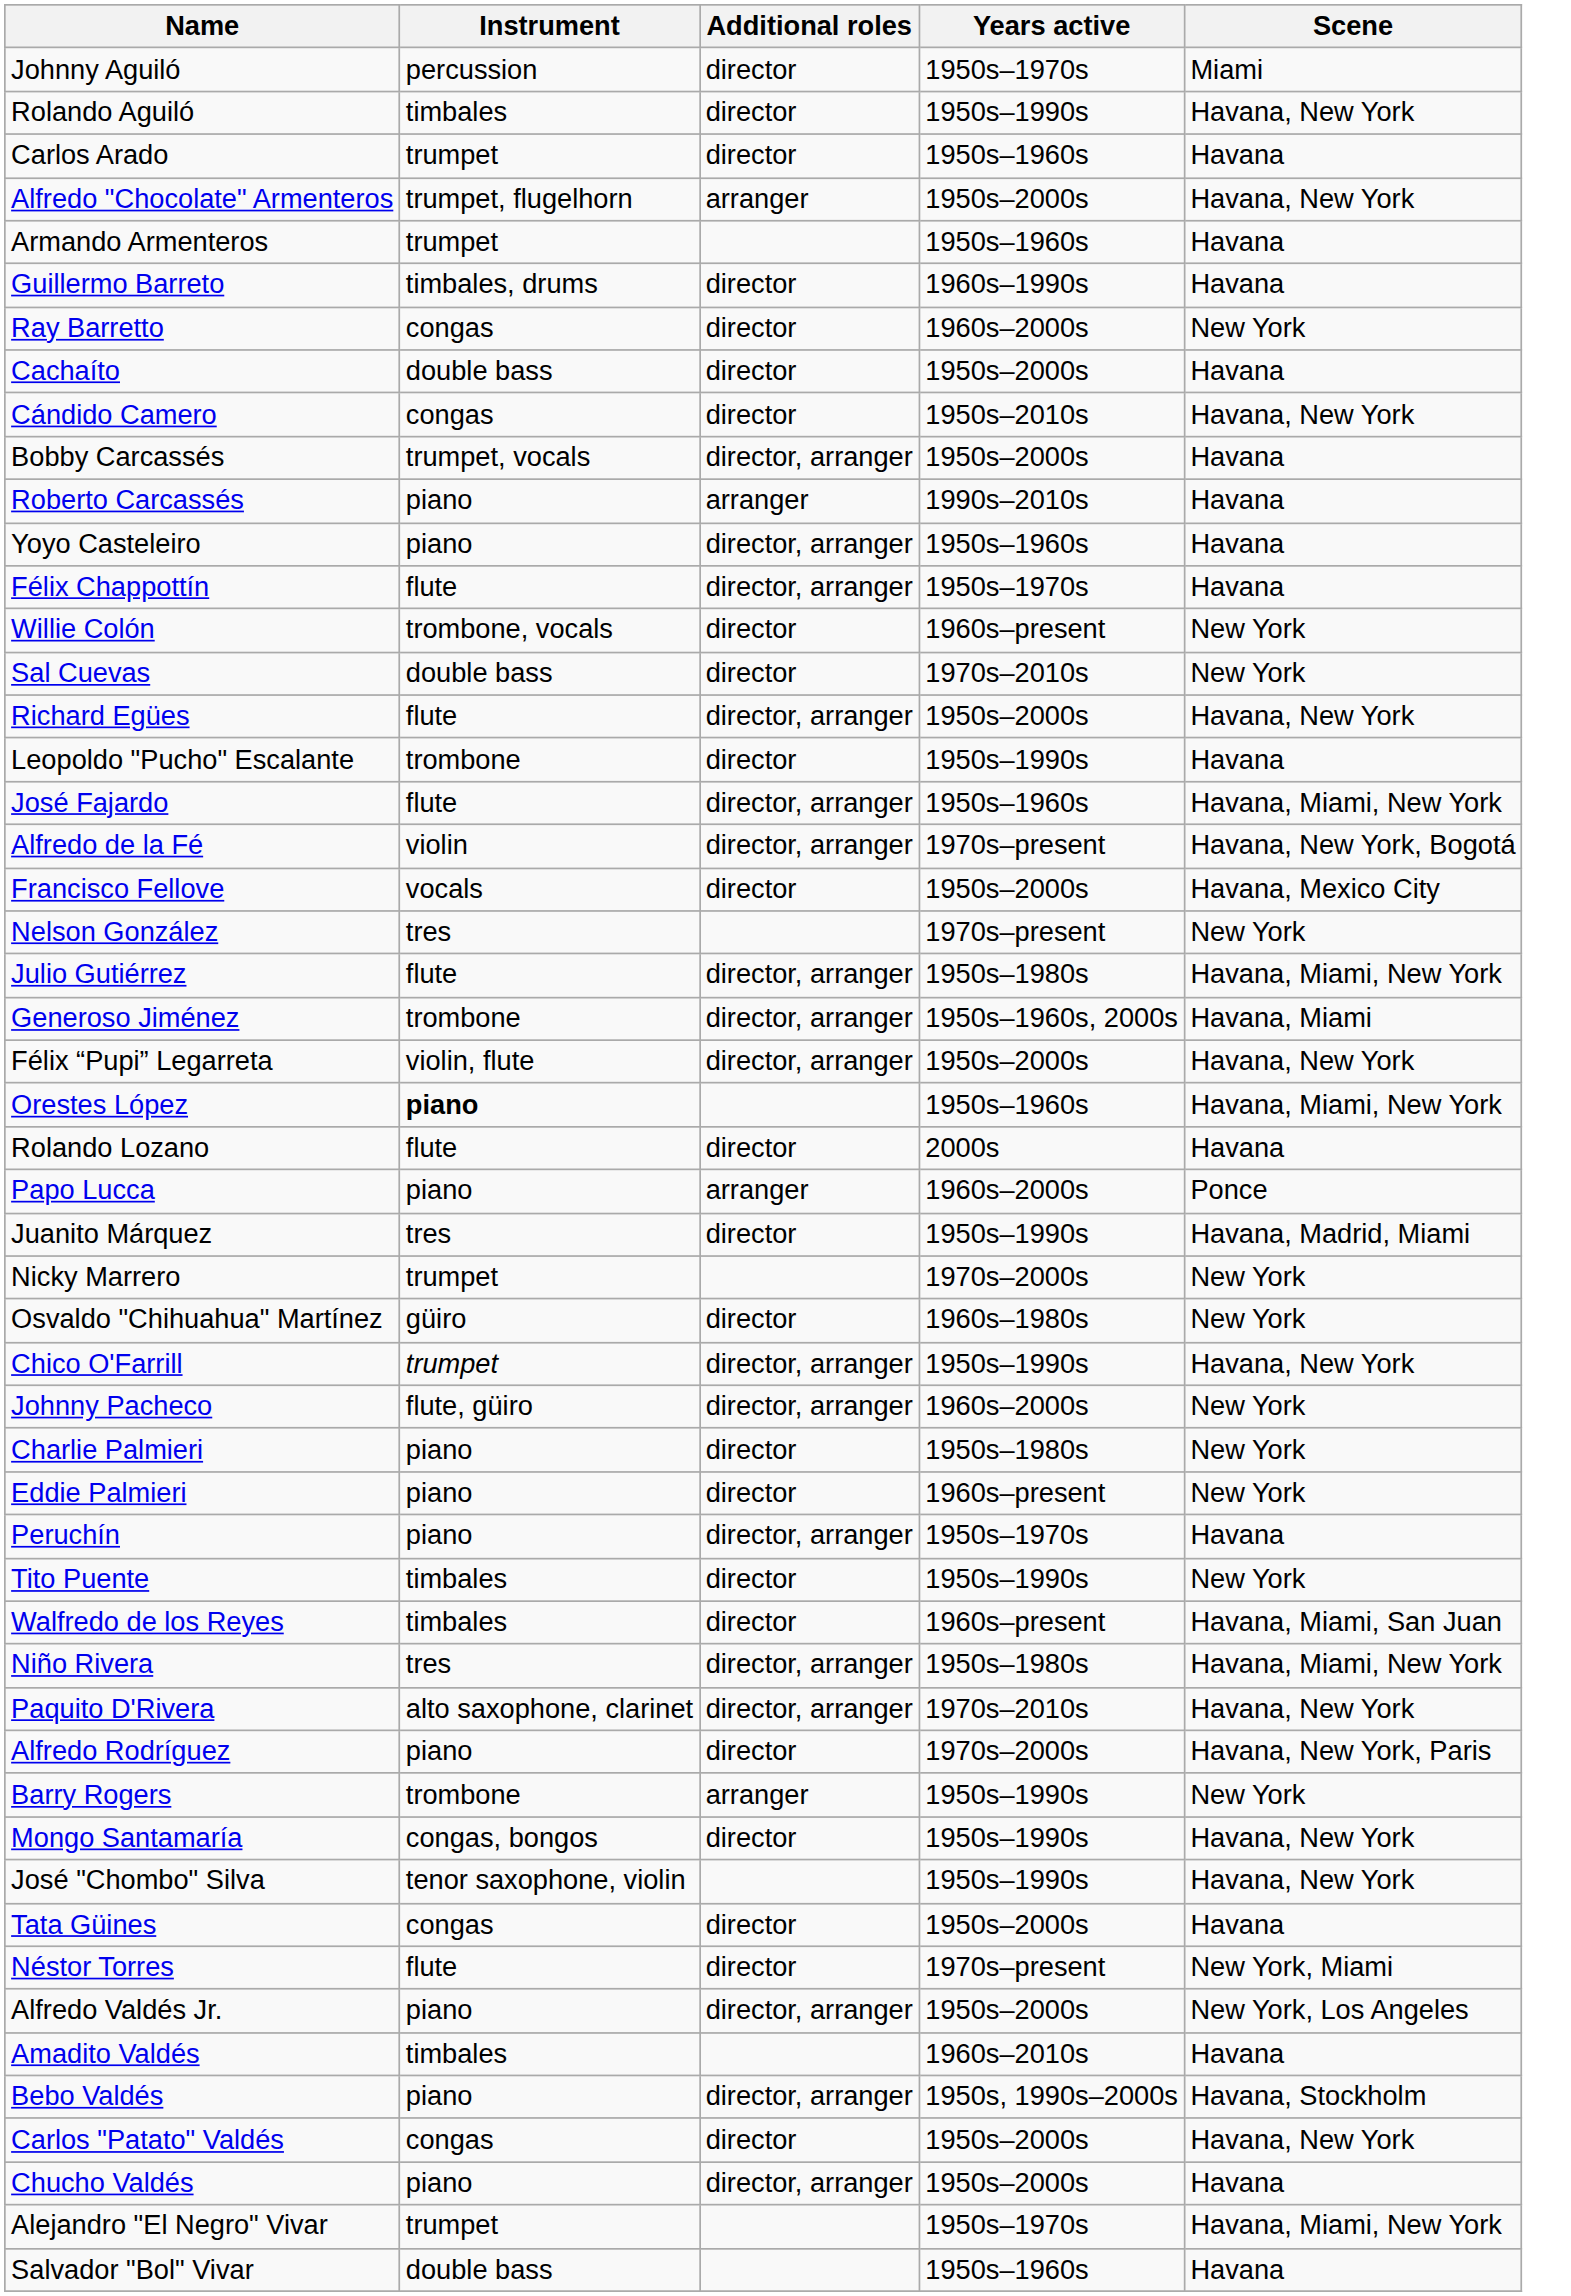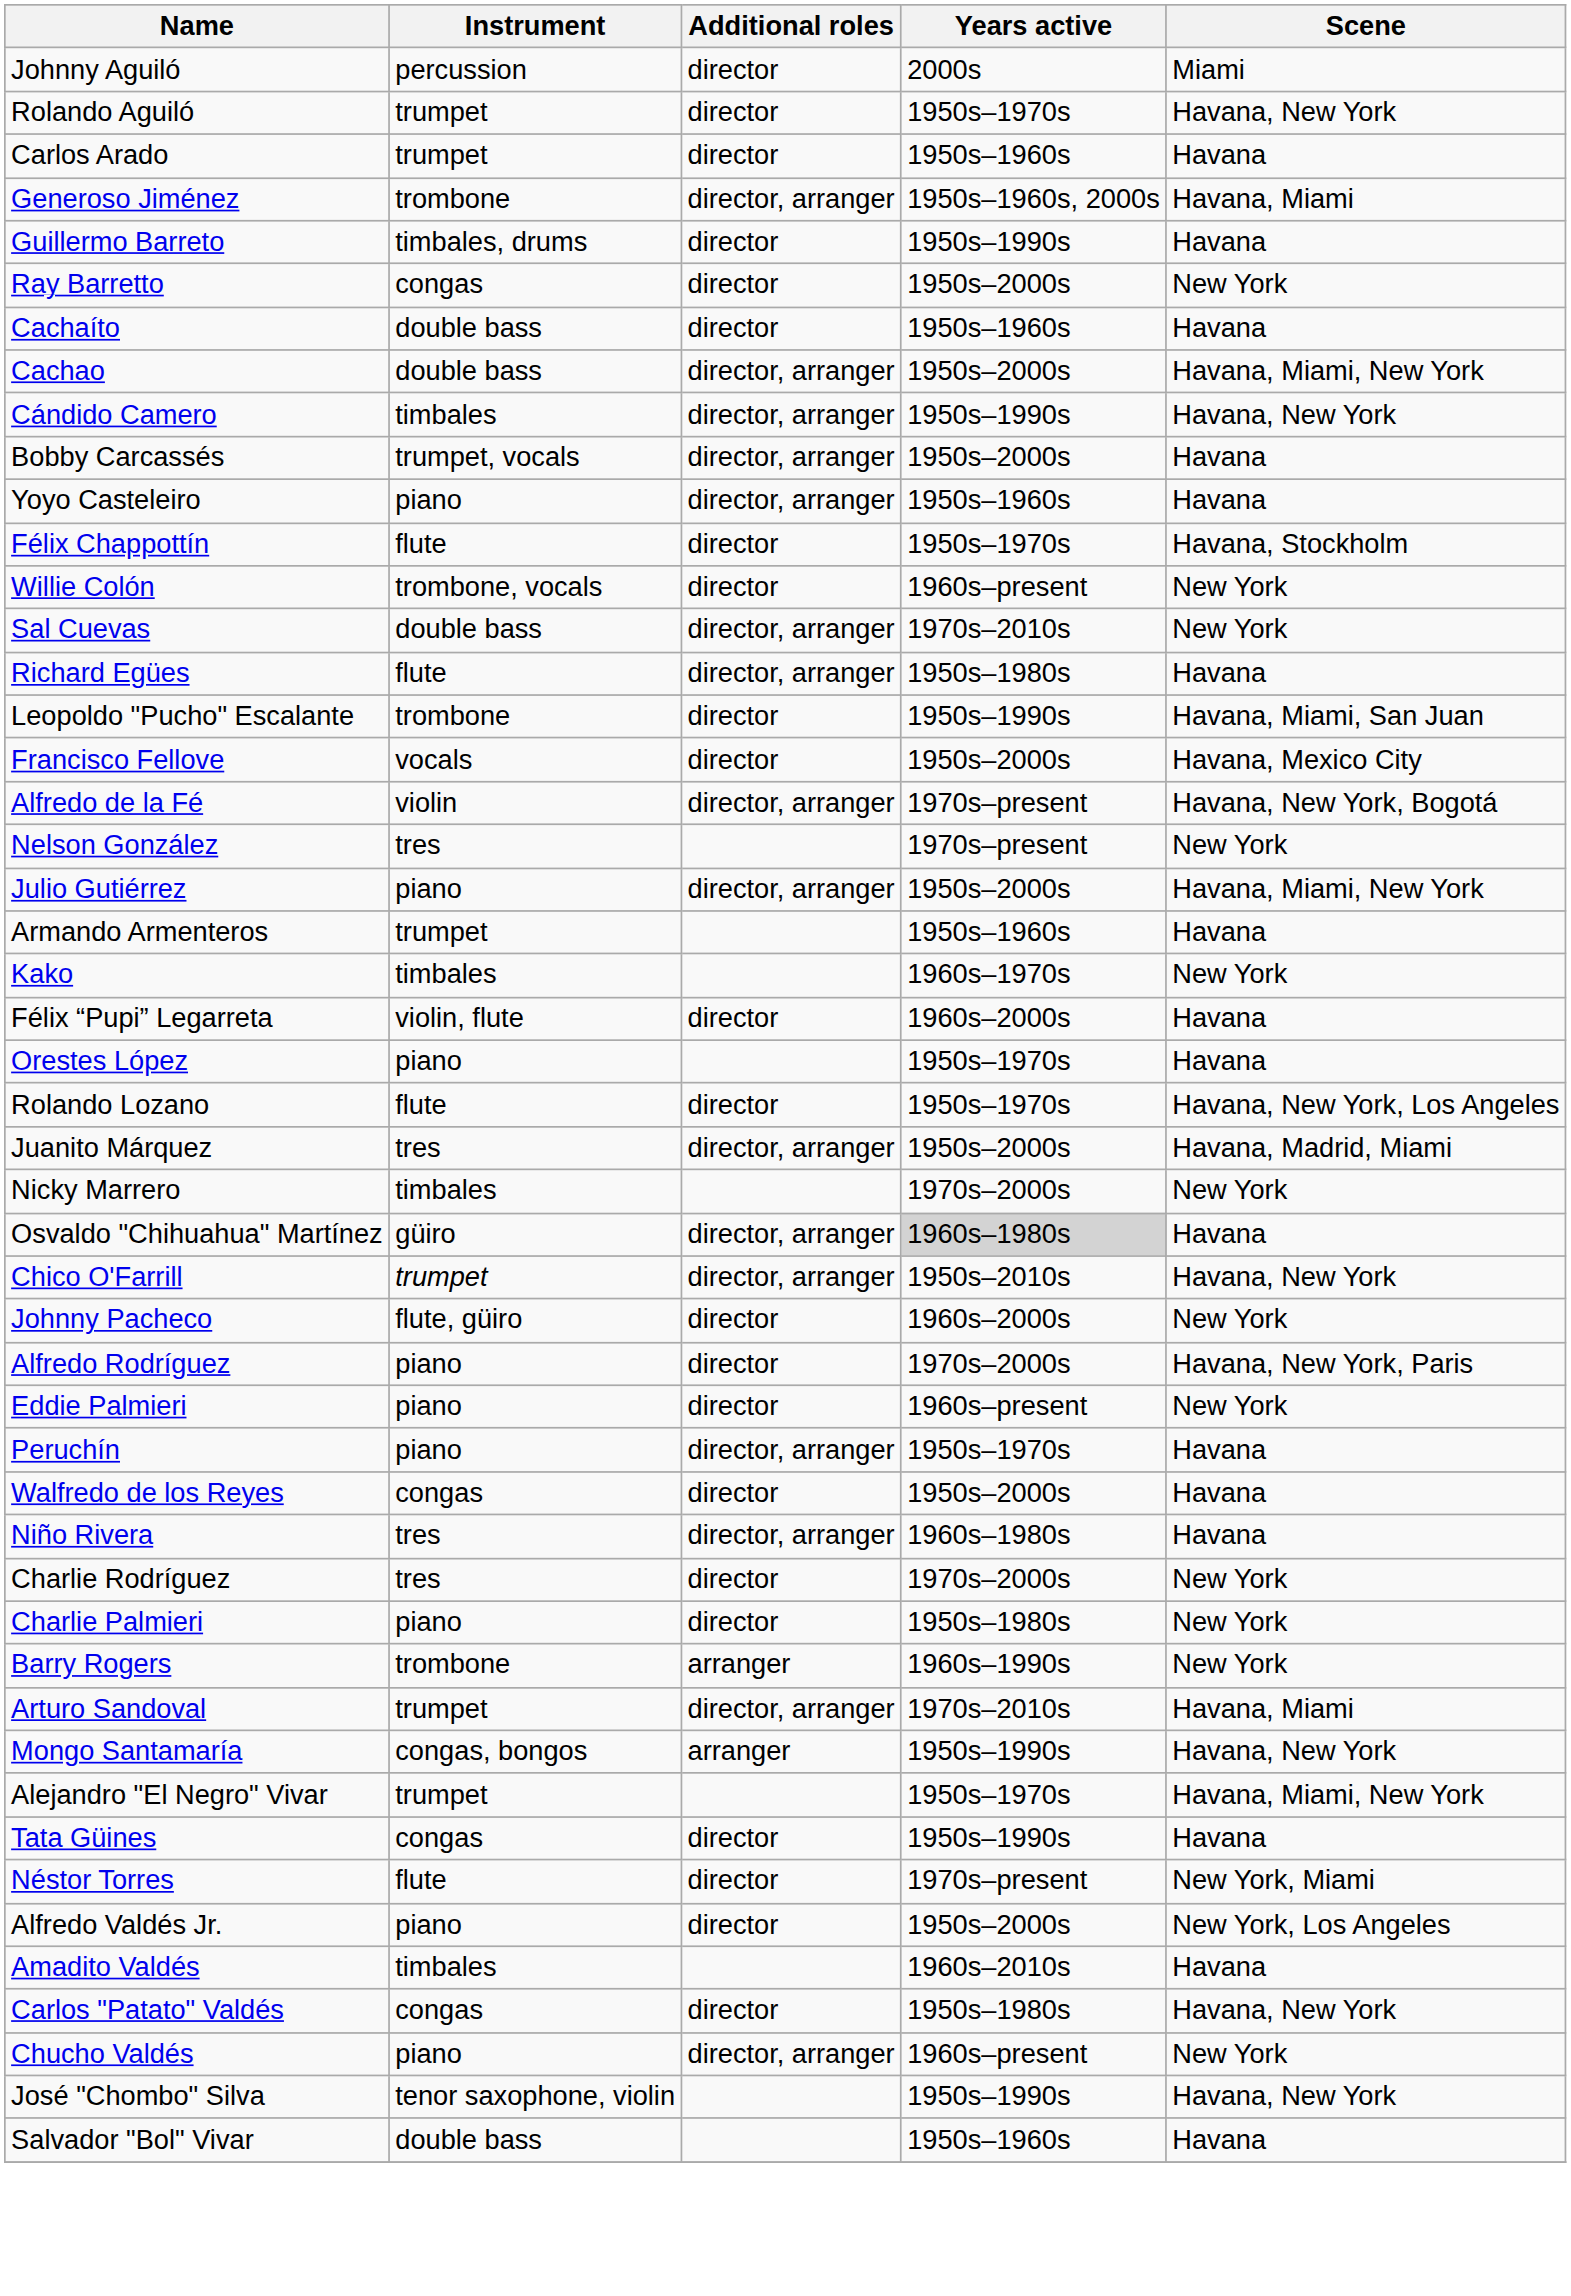(1007, 69) 1950s–1970s -> (944, 69) 2000s
(456, 112) timbales -> (441, 112) trumpet
(1007, 112) 1950s–1990s -> (989, 112) 1950s–1970s
- row: (202, 198)
rows swapped: (140, 241) <-> (125, 1018)
(1007, 284) 1960s–1990s -> (989, 241) 1950s–1990s
(1007, 328) 1960s–2000s -> (989, 284) 1950s–2000s
(1007, 371) 1950s–2000s -> (989, 328) 1950s–1960s
+ row: (58, 371)
(450, 414) congas -> (446, 414) timbales
(751, 414) director -> (791, 414) director, arranger
(1007, 414) 1950s–2010s -> (989, 414) 1950s–1990s
- row: (128, 500)
(809, 586) director, arranger -> (733, 543) director
(1237, 586) Havana -> (1290, 543) Havana, Stockholm
(751, 673) director -> (791, 629) director, arranger
(1007, 716) 1950s–2000s -> (989, 673) 1950s–1980s
(1302, 716) Havana, New York -> (1219, 673) Havana
(1237, 759) Havana -> (1328, 716) Havana, Miami, San Juan
- row: (90, 802)
rows swapped: (107, 845) <-> (118, 888)
(432, 975) flute -> (429, 888) piano
(1007, 975) 1950s–1980s -> (989, 888) 1950s–2000s
+ row: (42, 975)
(809, 1061) director, arranger -> (733, 1018) director
(1007, 1061) 1950s–2000s -> (989, 1018) 1960s–2000s
(1302, 1061) Havana, New York -> (1219, 1018) Havana
(442, 1104) bold -> (429, 1061) normal
(1007, 1104) 1950s–1960s -> (989, 1061) 1950s–1970s
(1346, 1104) Havana, Miami, New York -> (1219, 1061) Havana
(962, 1147) 2000s -> (989, 1104) 1950s–1970s
(1237, 1147) Havana -> (1366, 1104) Havana, New York, Los Angeles
- row: (83, 1190)
(751, 1233) director -> (791, 1147) director, arranger
(1007, 1233) 1950s–1990s -> (989, 1147) 1950s–2000s
(452, 1277) trumpet -> (446, 1190) timbales
(751, 1320) director -> (791, 1233) director, arranger
(1007, 1320) no background -> (989, 1233) lightgrey background
(1248, 1320) New York -> (1219, 1233) Havana
(1007, 1363) 1950s–1990s -> (989, 1277) 1950s–2010s
(809, 1406) director, arranger -> (733, 1320) director
rows swapped: (107, 1449) <-> (121, 1751)
- row: (80, 1579)
(456, 1622) timbales -> (439, 1492) congas
(1015, 1622) 1960s–present -> (989, 1492) 1950s–2000s
(1346, 1622) Havana, Miami, San Juan -> (1219, 1492) Havana
(1007, 1665) 1950s–1980s -> (989, 1535) 1960s–1980s
(1346, 1665) Havana, Miami, New York -> (1219, 1535) Havana
- row: (113, 1708)
+ row: (121, 1579)
(1007, 1794) 1950s–1990s -> (989, 1665) 1960s–1990s
+ row: (109, 1708)
(751, 1837) director -> (739, 1751) arranger
rows swapped: (138, 1880) <-> (169, 2226)
(1007, 1924) 1950s–2000s -> (989, 1837) 1950s–1990s
(809, 2010) director, arranger -> (733, 1924) director
- row: (87, 2096)
(1007, 2139) 1950s–2000s -> (989, 2010) 1950s–1980s
(1007, 2182) 1950s–2000s -> (997, 2053) 1960s–present
(1237, 2182) Havana -> (1230, 2053) New York
